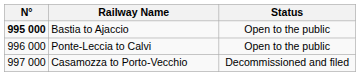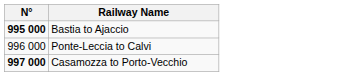- column: (287, 12)
(27, 63) normal -> (27, 63) bold
